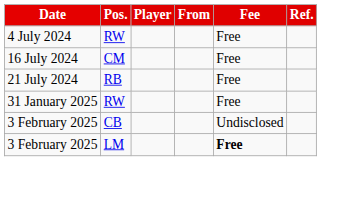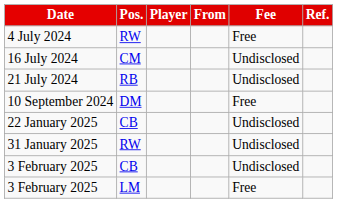(228, 58) Free -> (266, 58) Undisclosed
(228, 79) Free -> (266, 79) Undisclosed
+ row: (60, 101)
+ row: (53, 123)
(228, 101) Free -> (266, 144) Undisclosed
(229, 144) bold -> (244, 187) normal
